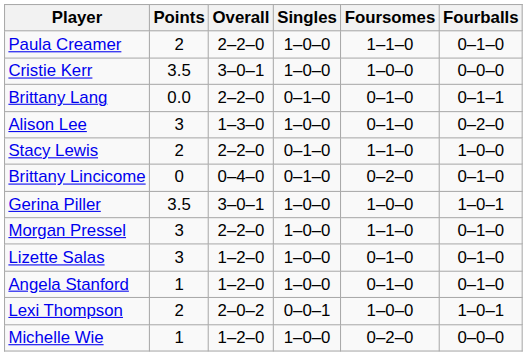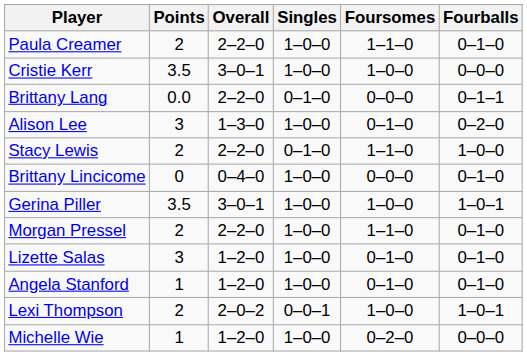(390, 97) 0–1–0 -> (390, 97) 0–0–0
(307, 177) 0–1–0 -> (307, 177) 1–0–0
(390, 177) 0–2–0 -> (390, 177) 0–0–0
(179, 230) 3 -> (179, 230) 2
